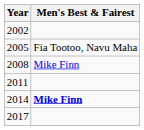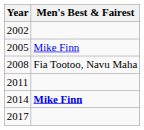(85, 47) Fia Tootoo, Navu Maha -> (56, 47) Mike Finn
(56, 64) Mike Finn -> (85, 64) Fia Tootoo, Navu Maha
